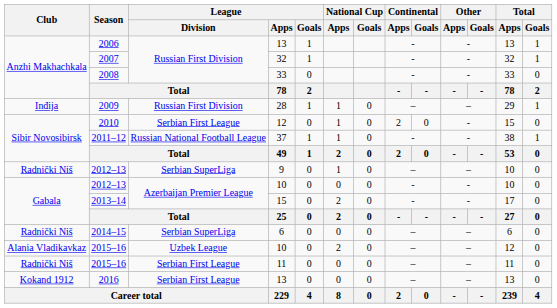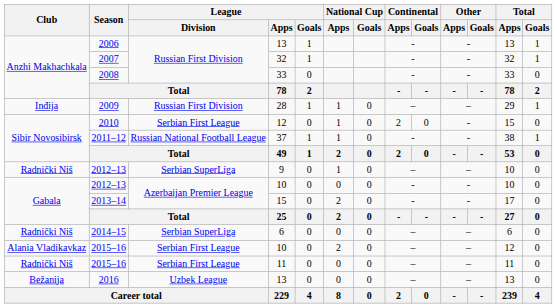(198, 248) Uzbek League -> (198, 248) Serbian First League
(47, 279) Kokand 1912 -> (47, 279) Bežanija
(198, 279) Serbian First League -> (198, 279) Uzbek League
